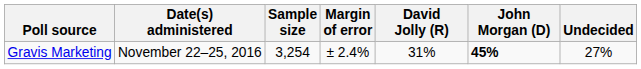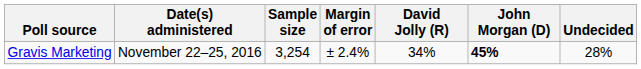(422, 52) 31% -> (422, 52) 34%
(599, 52) 27% -> (599, 52) 28%
